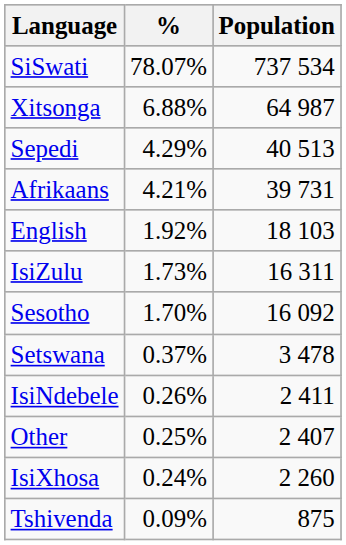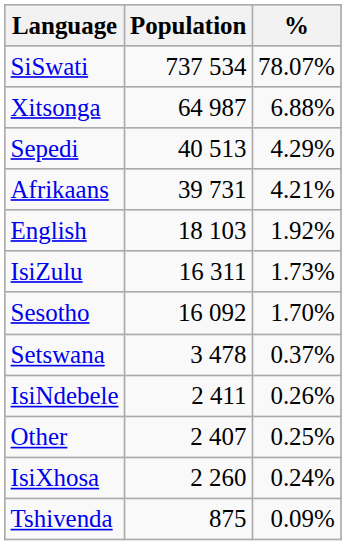columns swapped: (277, 25) <-> (168, 25)
